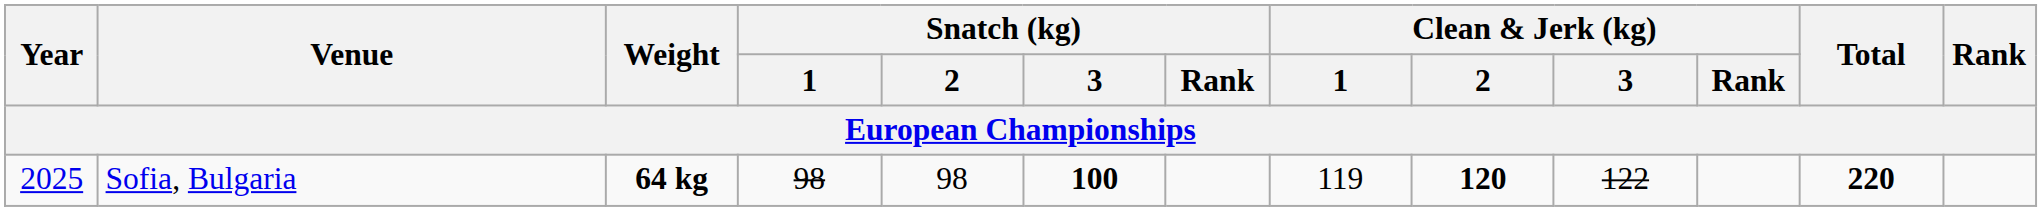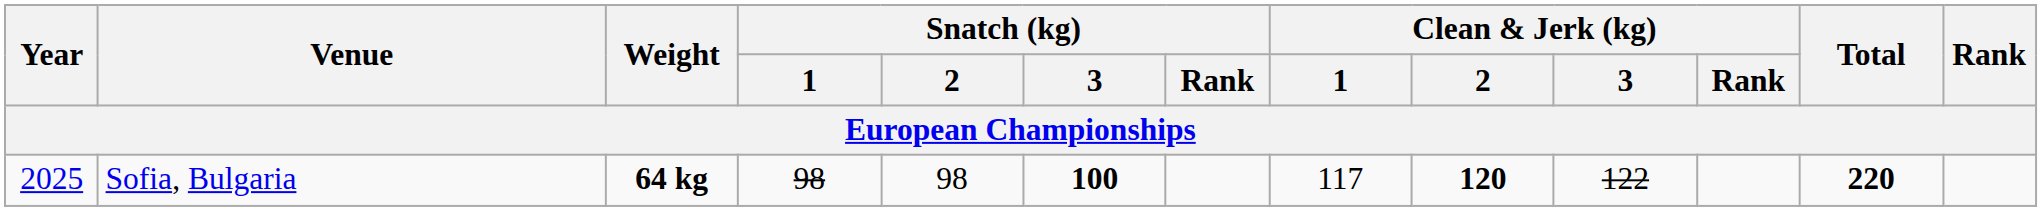(1340, 179) 119 -> (1340, 179) 117
